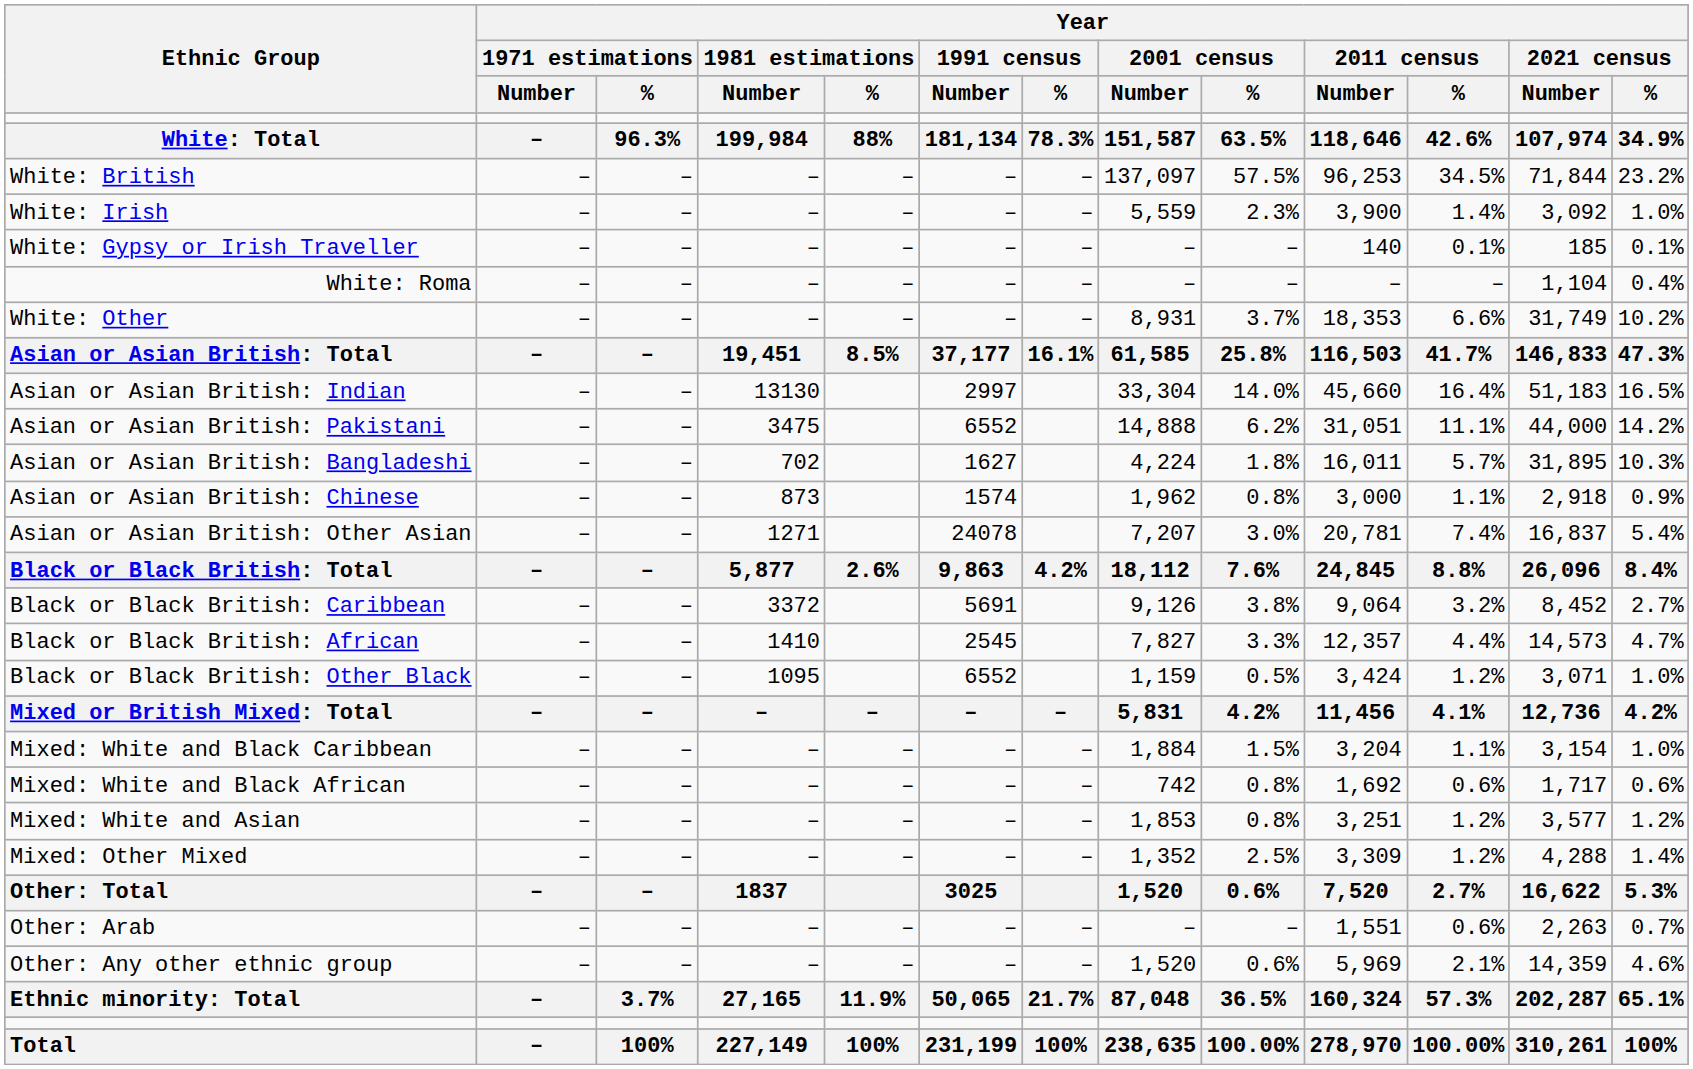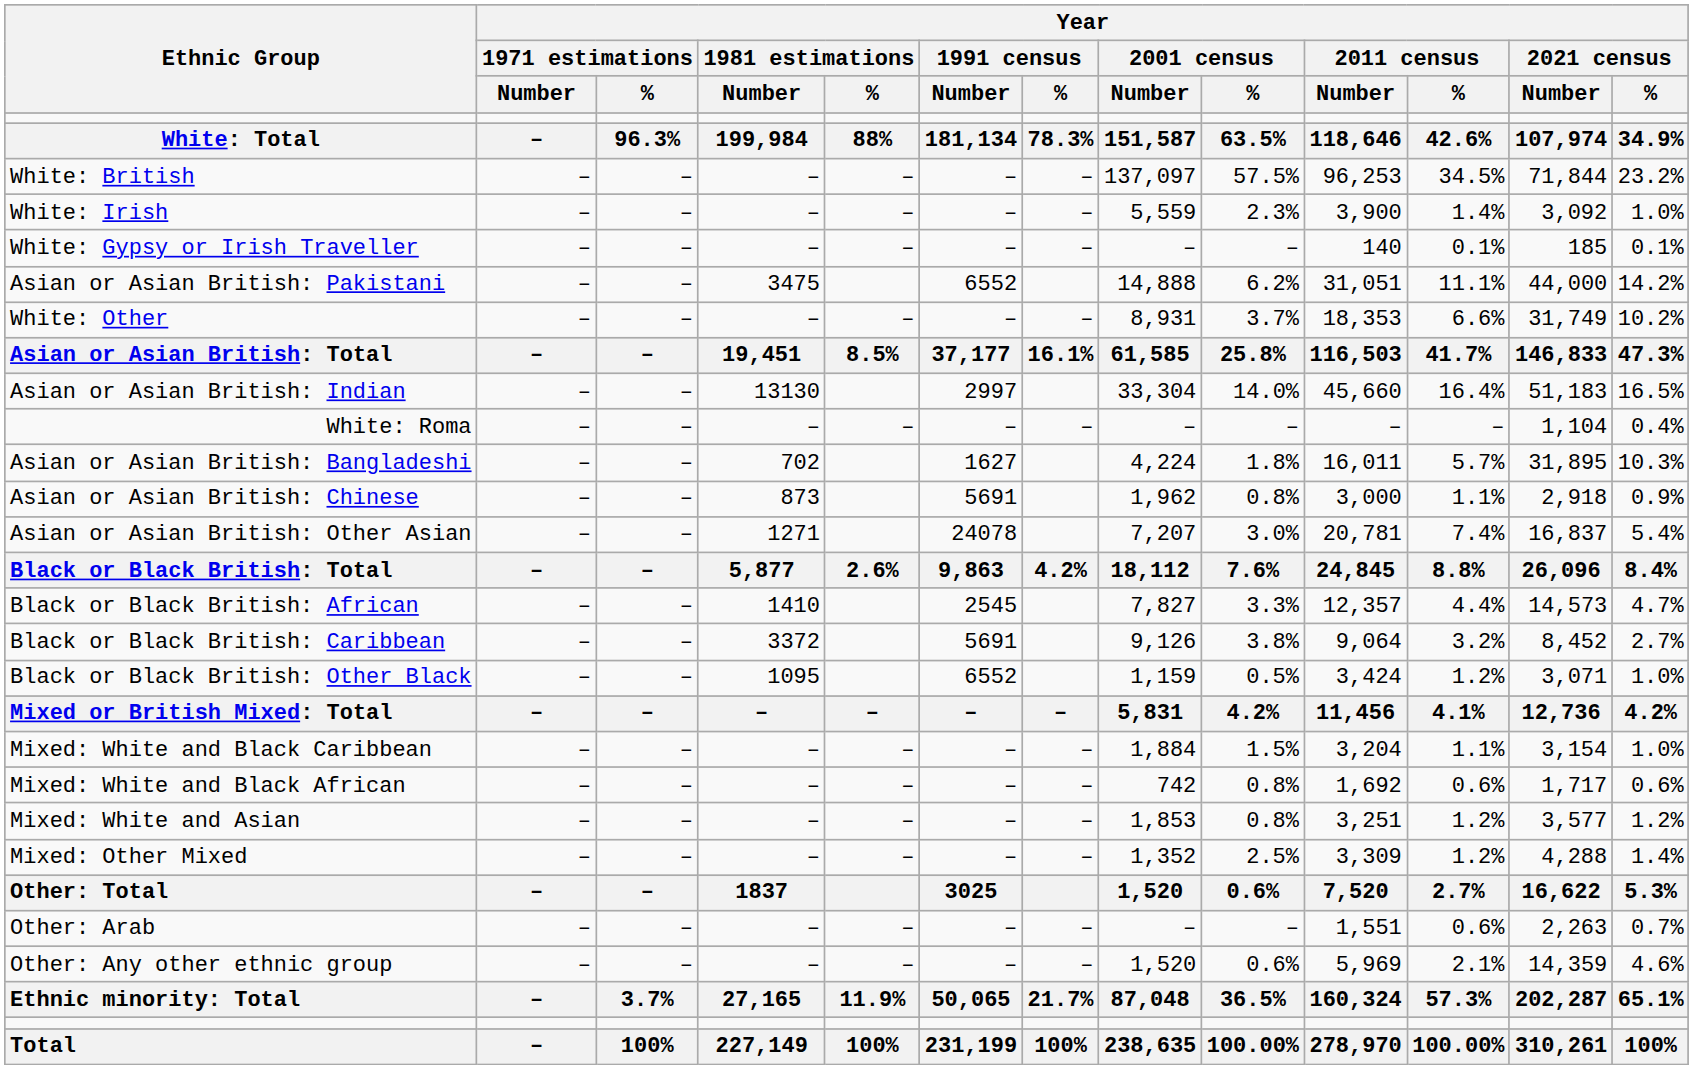rows swapped: (399, 284) <-> (228, 427)
(991, 499) 1574 -> (991, 499) 5691
rows swapped: (214, 642) <-> (228, 606)
